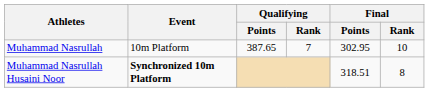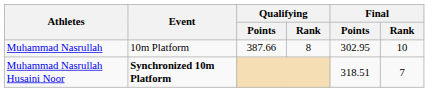(261, 48) 387.65 -> (261, 48) 387.66
(308, 48) 7 -> (308, 48) 8
(402, 72) 8 -> (402, 72) 7
